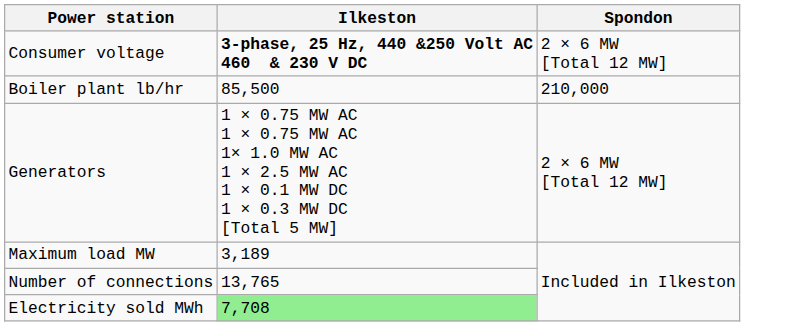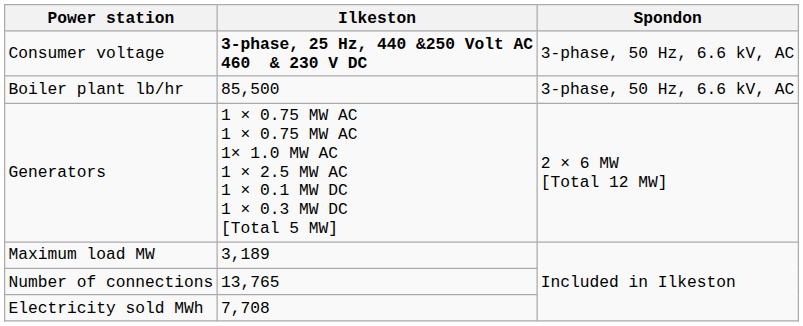(604, 54) 2 × 6 MW [Total 12 MW] -> (668, 54) 3-phase, 50 Hz, 6.6 kV, AC
(575, 90) 210,000 -> (668, 90) 3-phase, 50 Hz, 6.6 kV, AC
(245, 308) lightgreen background -> (245, 308) no background
